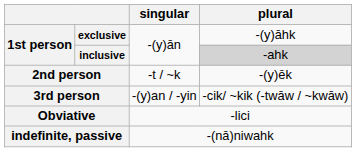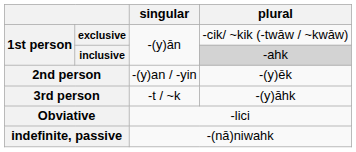(275, 34) -(y)āhk -> (275, 34) -cik/ ~kik (-twāw / ~kwāw)
(164, 75) -t / ~k -> (164, 75) -(y)an / -yin
(164, 95) -(y)an / -yin -> (164, 95) -t / ~k
(275, 95) -cik/ ~kik (-twāw / ~kwāw) -> (275, 95) -(y)āhk
